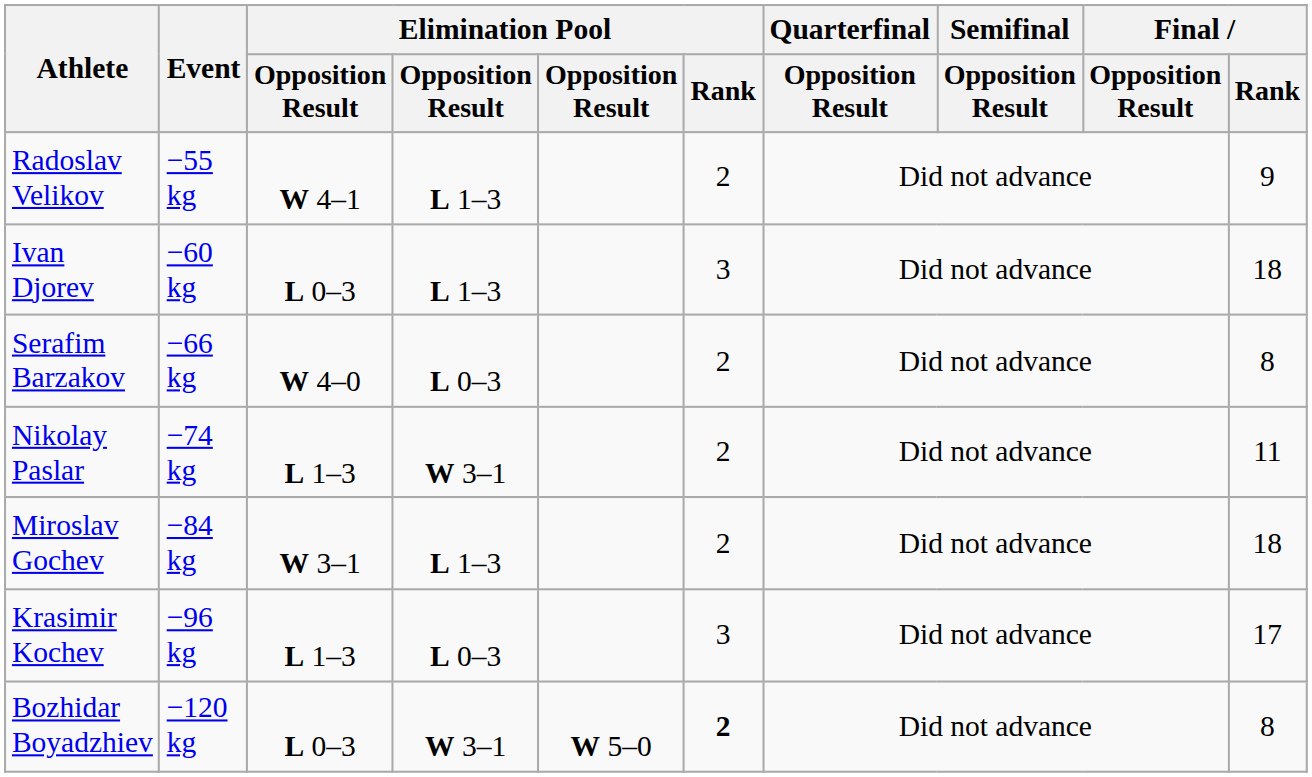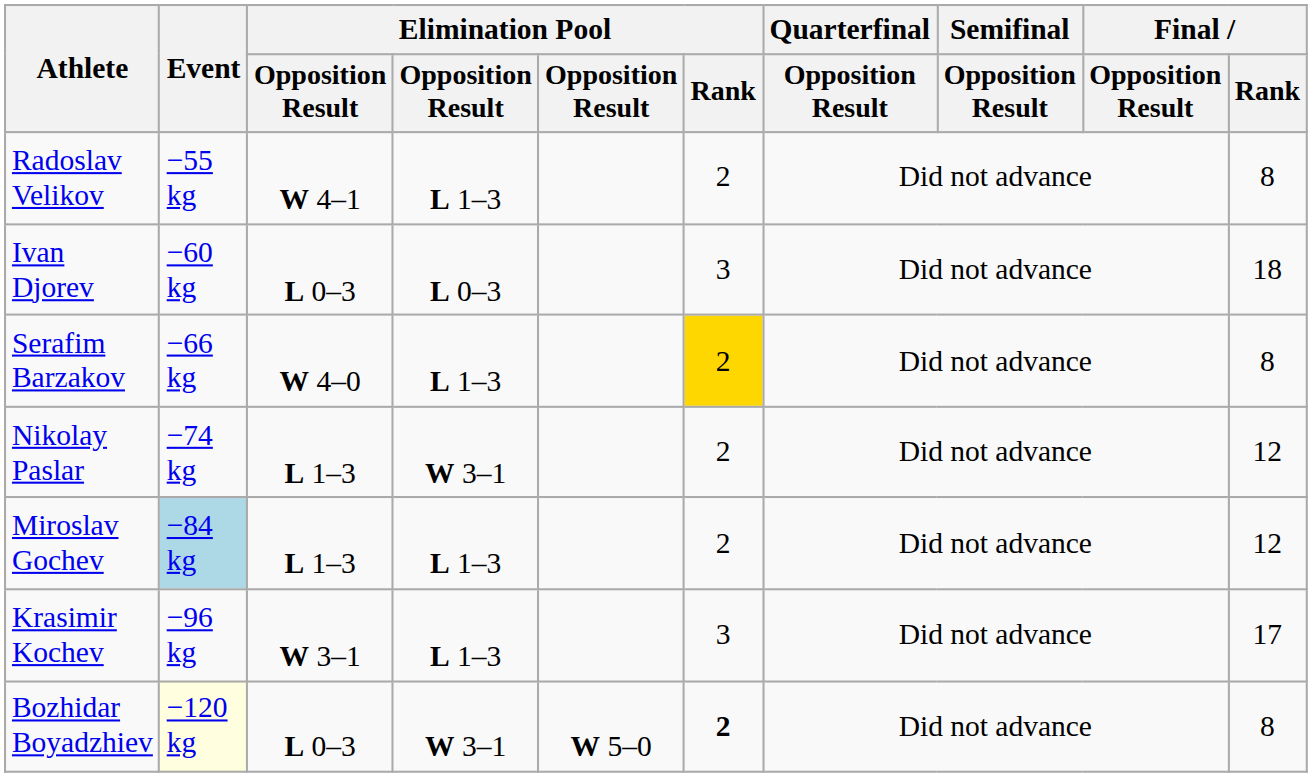(1267, 178) 9 -> (1267, 178) 8
(466, 290) L 1–3 -> (466, 290) L 0–3
(466, 382) L 0–3 -> (466, 382) L 1–3
(723, 360) no background -> (723, 360) gold background
(1267, 452) 11 -> (1267, 452) 12
(190, 543) no background -> (190, 543) lightblue background
(320, 564) W 3–1 -> (320, 564) L 1–3
(1267, 543) 18 -> (1267, 543) 12
(320, 656) L 1–3 -> (320, 656) W 3–1
(466, 656) L 0–3 -> (466, 656) L 1–3
(197, 726) no background -> (197, 726) lightyellow background
